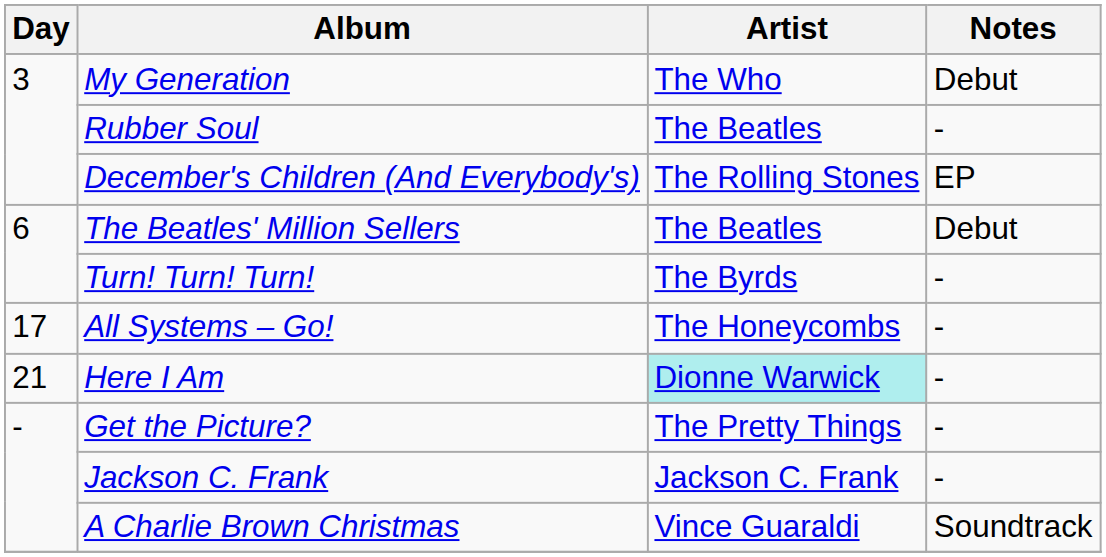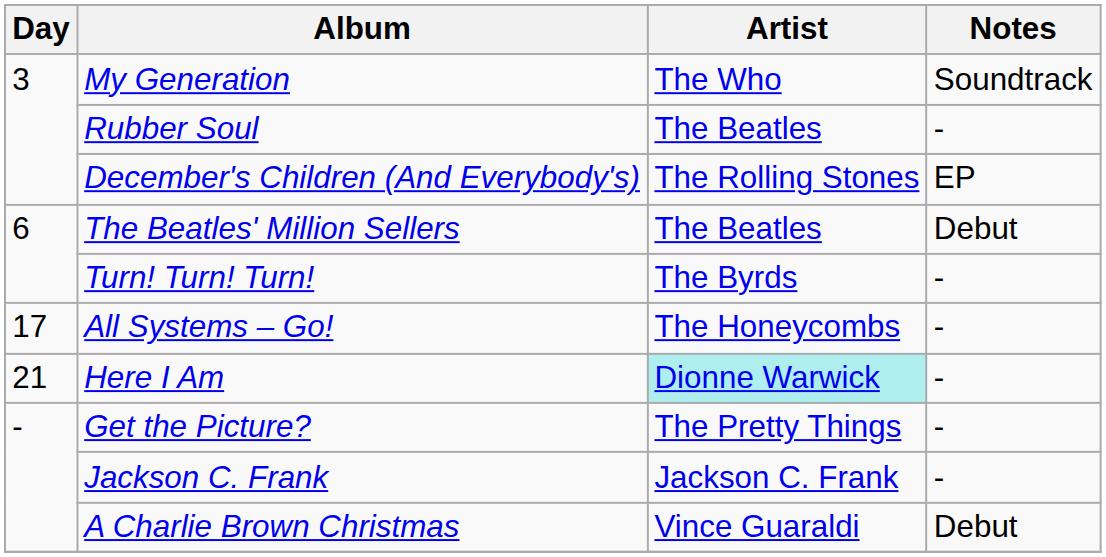(976, 79) Debut -> (1013, 79) Soundtrack
(1013, 526) Soundtrack -> (976, 526) Debut
